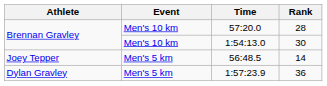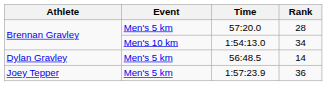(151, 28) Men's 10 km -> (148, 28) Men's 5 km
(301, 43) 30 -> (301, 43) 34
(33, 58) Joey Tepper -> (37, 58) Dylan Gravley
(37, 73) Dylan Gravley -> (33, 73) Joey Tepper
